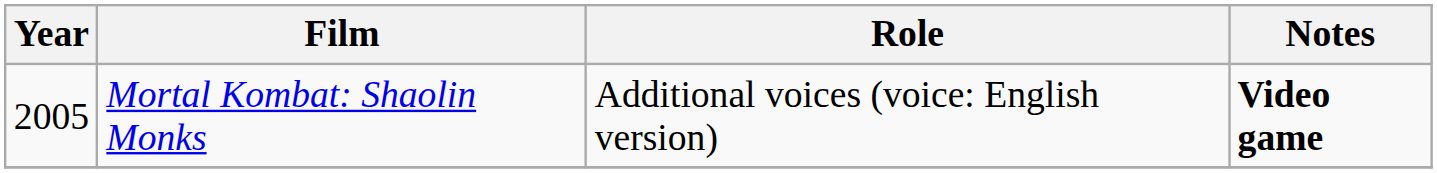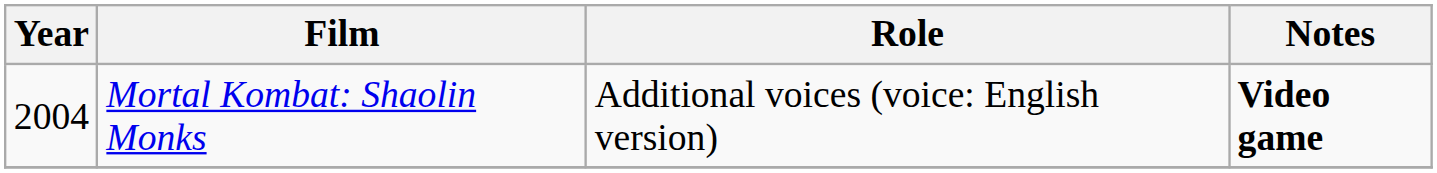(51, 115) 2005 -> (51, 115) 2004
